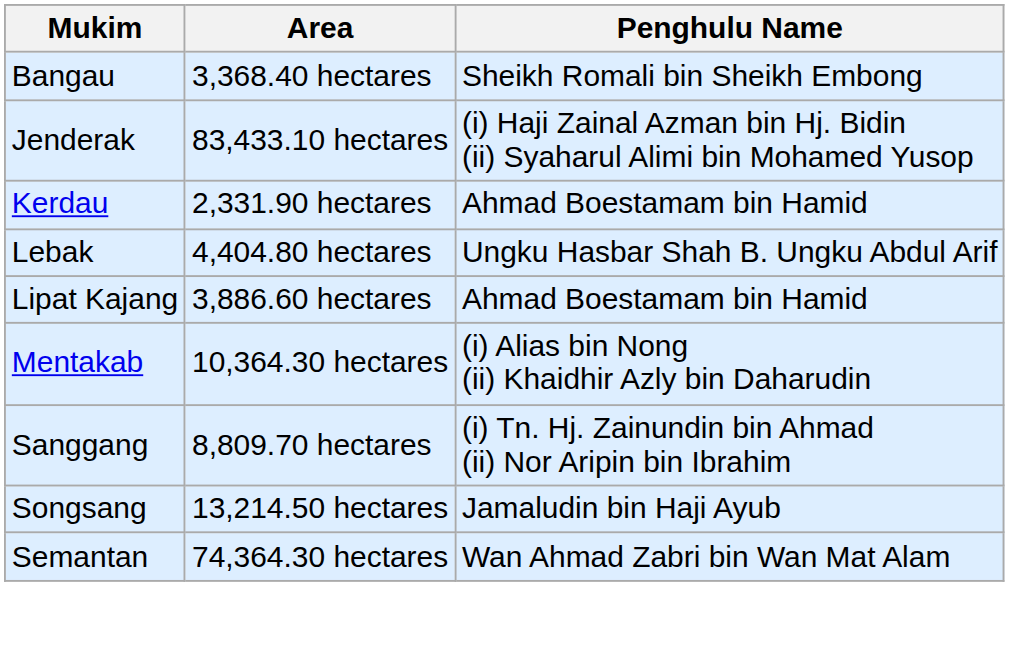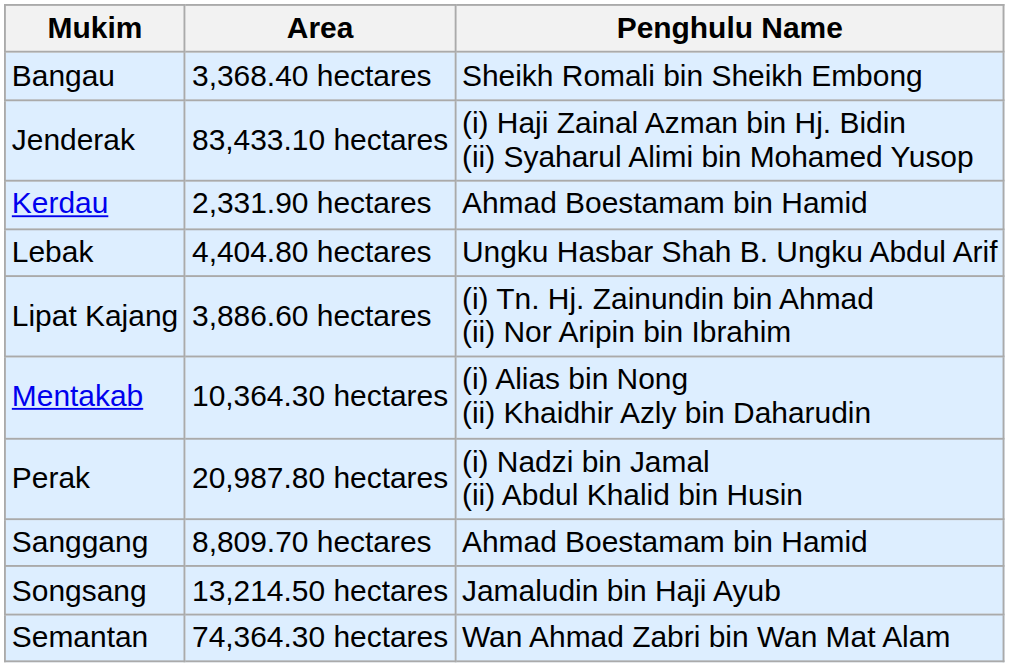(665, 299) Ahmad Boestamam bin Hamid -> (668, 315) (i) Tn. Hj. Zainundin bin Ahmad (ii) Nor Aripin bin Ibrahim
+ row: (51, 478)
(668, 444) (i) Tn. Hj. Zainundin bin Ahmad (ii) Nor Aripin bin Ibrahim -> (665, 542) Ahmad Boestamam bin Hamid
